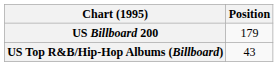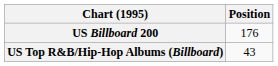(249, 33) 179 -> (249, 33) 176
